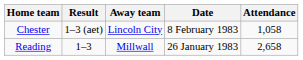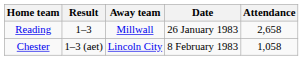rows swapped: (33, 47) <-> (33, 30)
